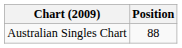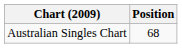(153, 33) 88 -> (153, 33) 68
